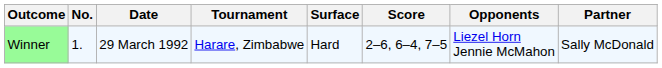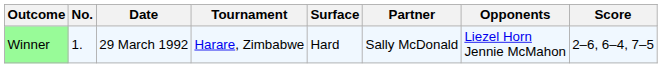columns swapped: (607, 14) <-> (406, 14)
